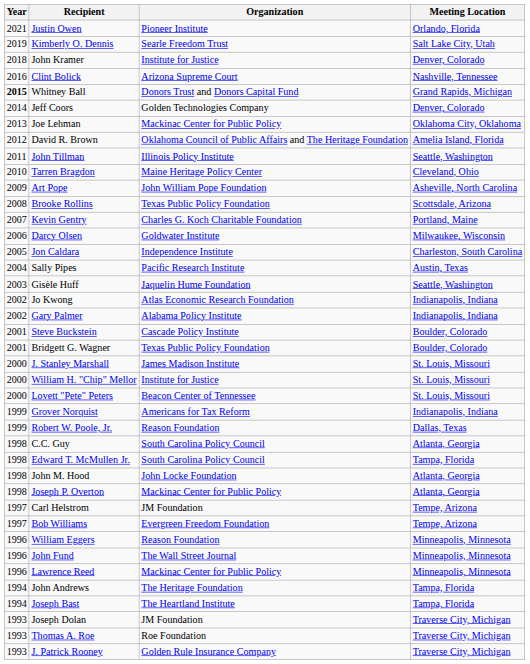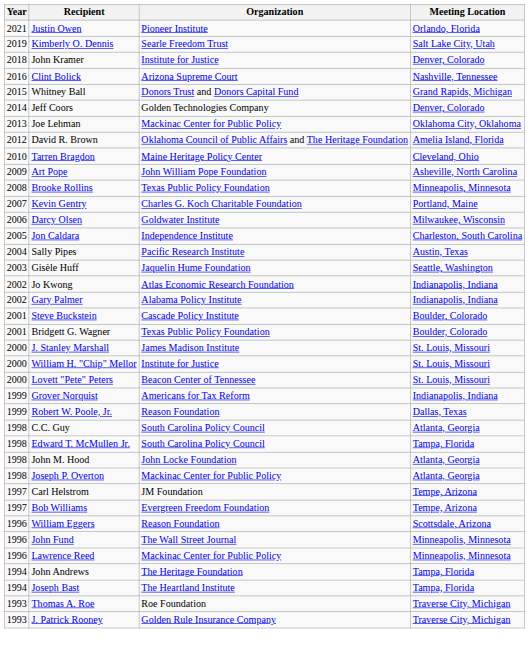(17, 92) bold -> (17, 92) normal
- row: (58, 156)
(452, 204) Scottsdale, Arizona -> (462, 188) Minneapolis, Minnesota
(462, 540) Minneapolis, Minnesota -> (452, 524) Scottsdale, Arizona
- row: (59, 619)
